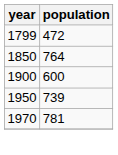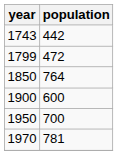+ row: (22, 35)
(54, 98) 739 -> (54, 118) 700
